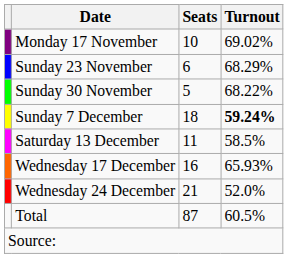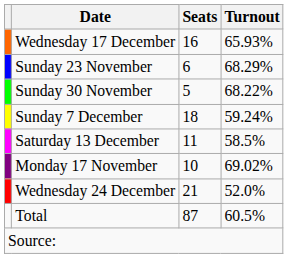rows swapped: (86, 41) <-> (95, 166)
(250, 116) bold -> (249, 116) normal
